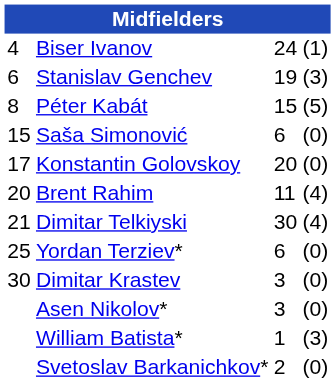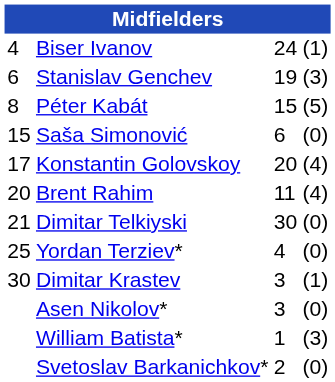(315, 164) (0) -> (315, 164) (4)
(315, 222) (4) -> (315, 222) (0)
(280, 251) 6 -> (280, 251) 4
(315, 280) (0) -> (315, 280) (1)
